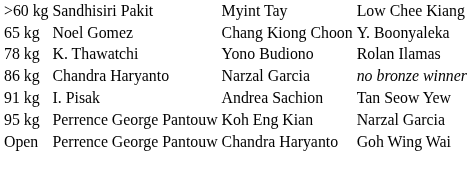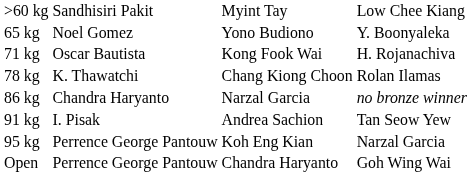(287, 32) Chang Kiong Choon -> (268, 32) Yono Budiono
+ row: (22, 54)
(268, 54) Yono Budiono -> (287, 76) Chang Kiong Choon
